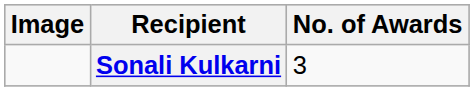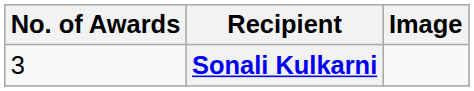columns swapped: (47, 24) <-> (378, 24)
